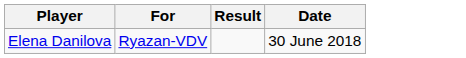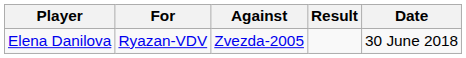+ column: (259, 16)
